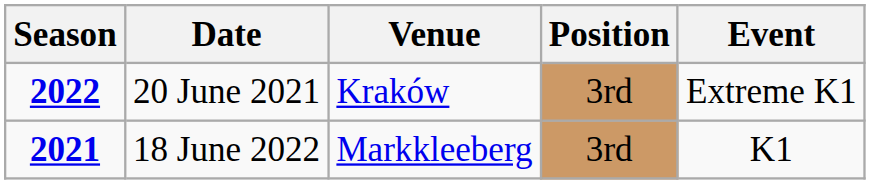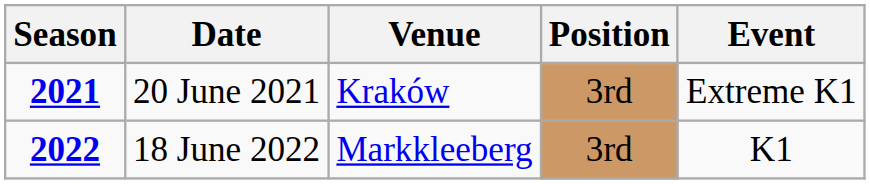(65, 91) 2022 -> (65, 91) 2021
(65, 149) 2021 -> (65, 149) 2022
